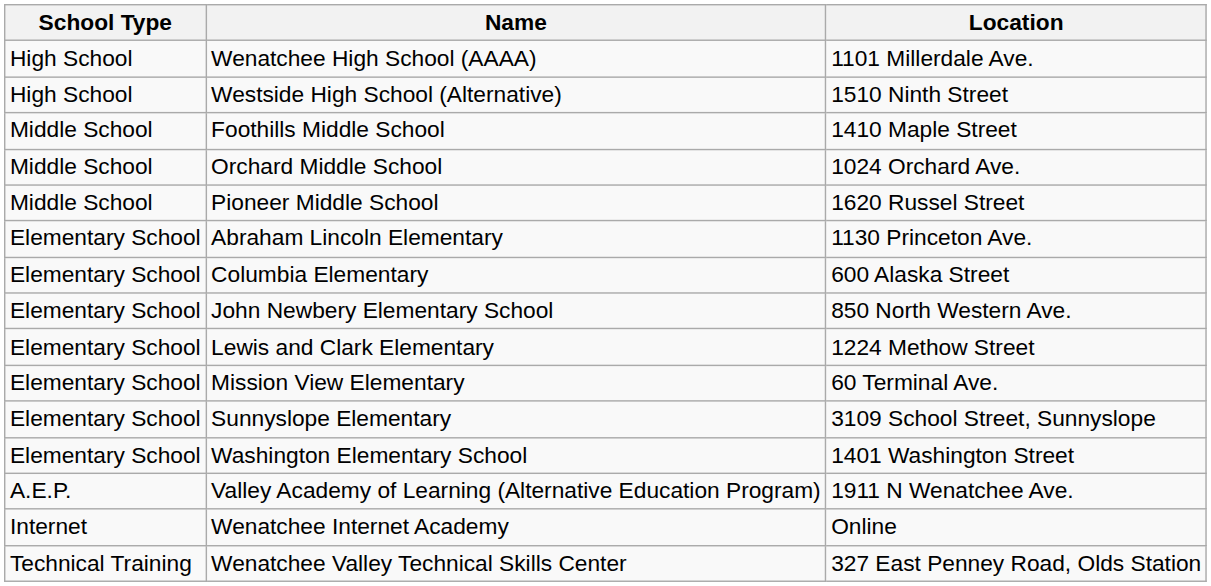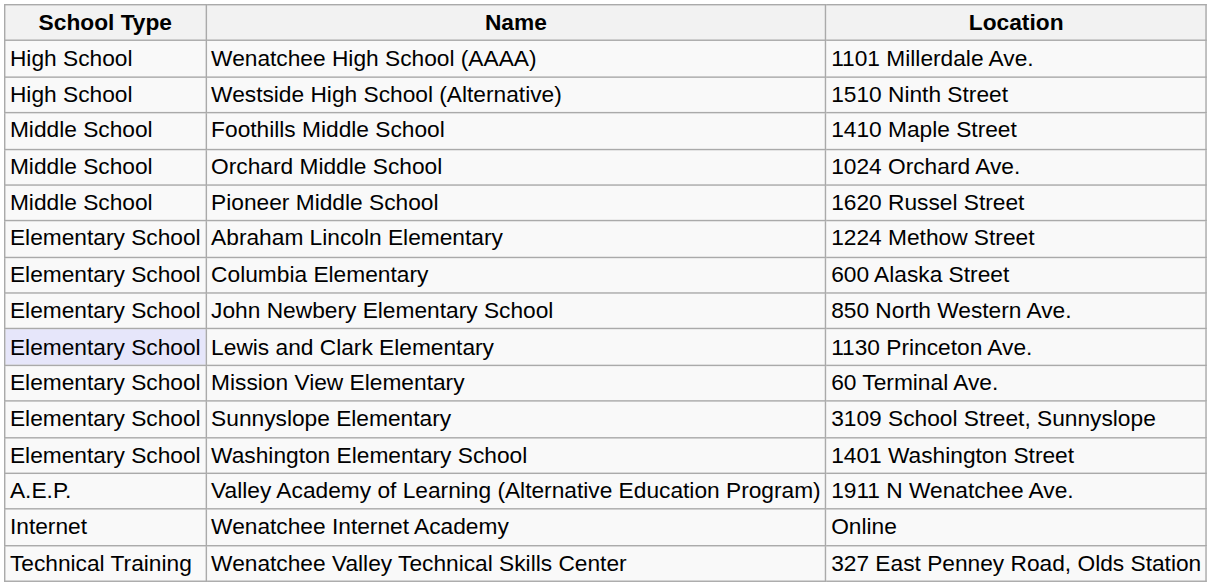(932, 238) 1130 Princeton Ave. -> (933, 238) 1224 Methow Street
(105, 346) no background -> (105, 346) lavender background
(933, 346) 1224 Methow Street -> (932, 346) 1130 Princeton Ave.
